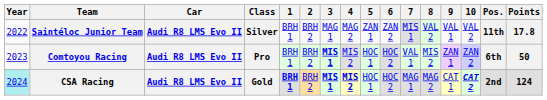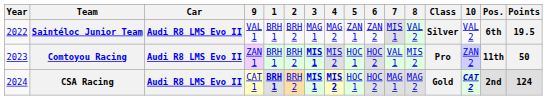columns swapped: (262, 11) <-> (451, 11)
(494, 31) 11th -> (494, 31) 6th
(524, 31) 17.8 -> (524, 31) 19.5
(494, 57) 6th -> (494, 57) 11th
(17, 82) paleturquoise background -> (17, 82) no background
